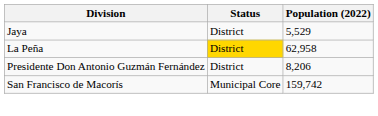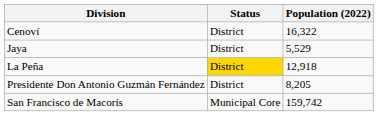+ row: (23, 31)
(301, 48) 62,958 -> (301, 66) 12,918
(298, 66) 8,206 -> (298, 84) 8,205
